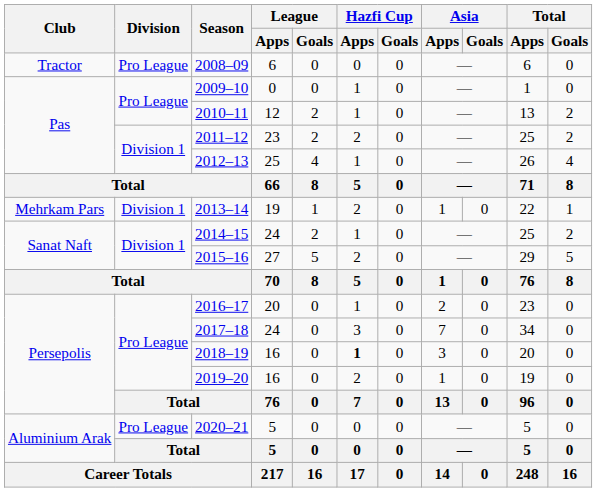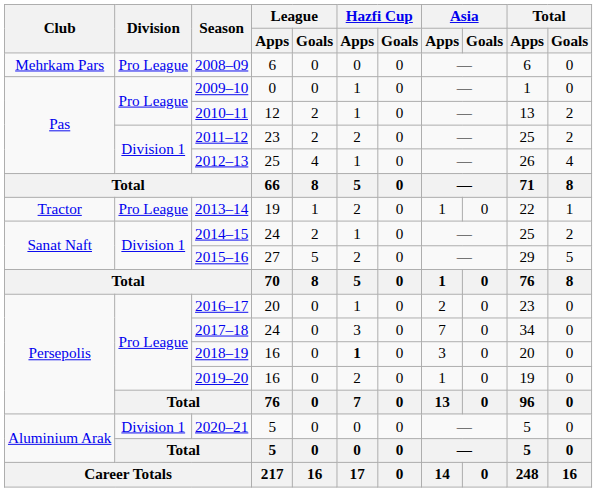(60, 64) Tractor -> (60, 64) Mehrkam Pars
(60, 209) Mehrkam Pars -> (60, 209) Tractor
(153, 209) Division 1 -> (153, 209) Pro League
(153, 426) Pro League -> (153, 426) Division 1
